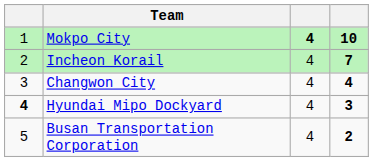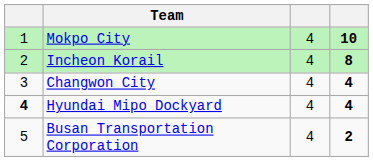(310, 39) bold -> (310, 39) normal
(349, 61) 7 -> (349, 61) 8
(349, 107) 3 -> (349, 107) 4
